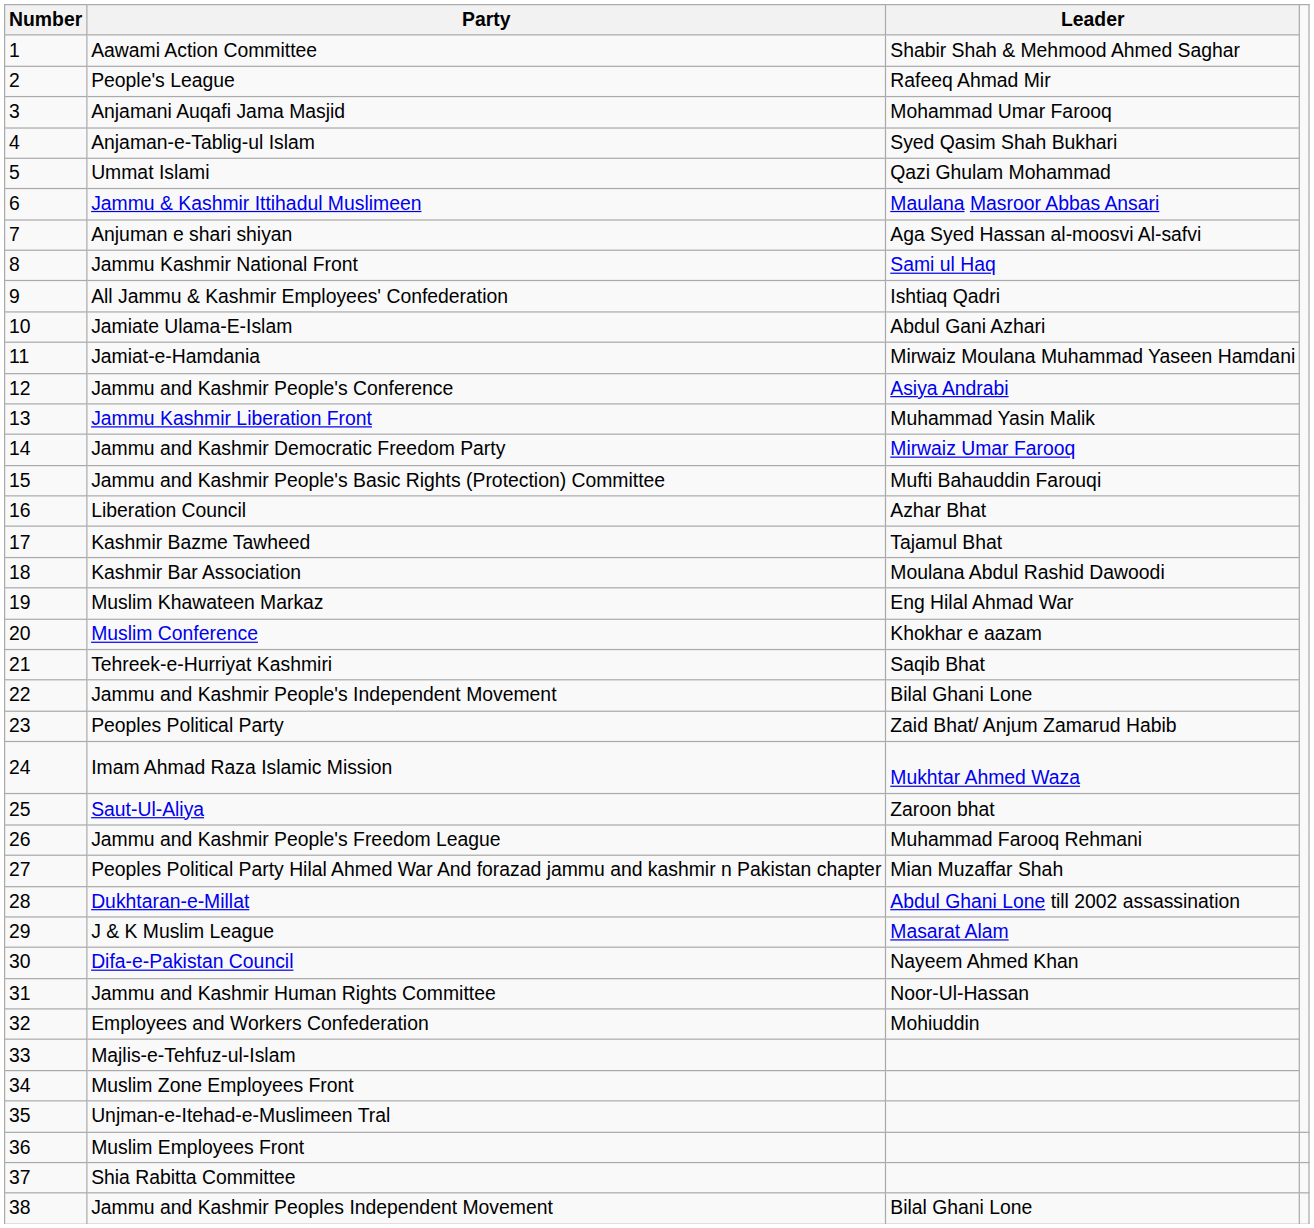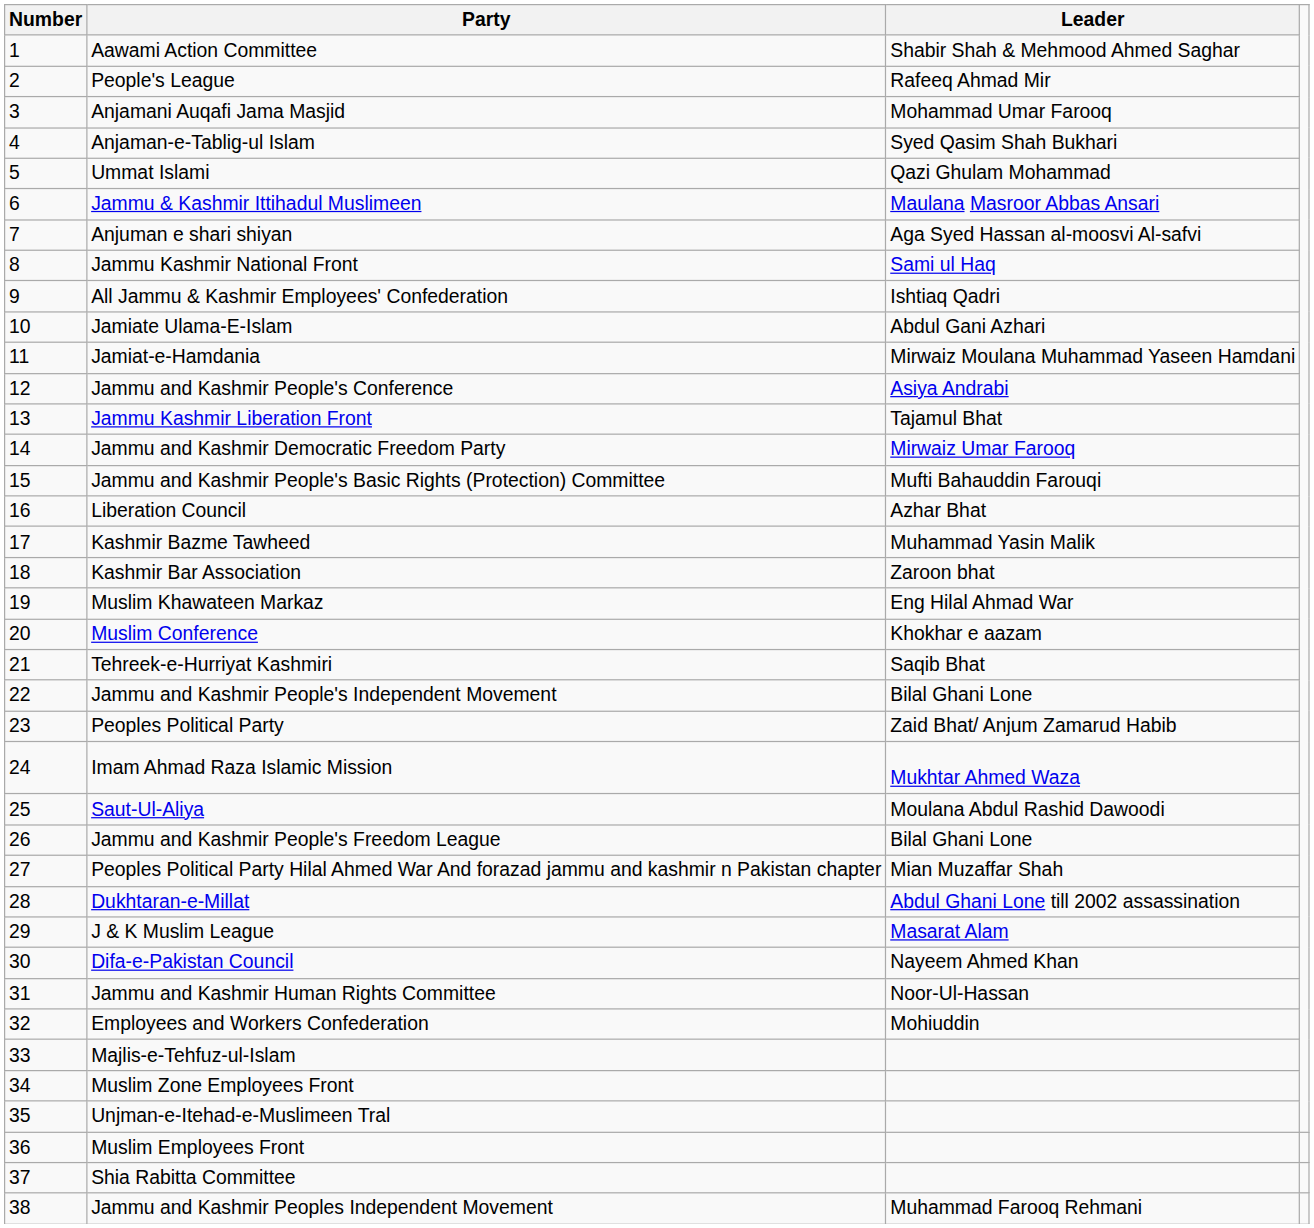(993, 419) Muhammad Yasin Malik -> (946, 419) Tajamul Bhat
(946, 541) Tajamul Bhat -> (993, 541) Muhammad Yasin Malik
(1027, 572) Moulana Abdul Rashid Dawoodi -> (942, 572) Zaroon bhat
(942, 809) Zaroon bhat -> (1027, 809) Moulana Abdul Rashid Dawoodi
(1016, 839) Muhammad Farooq Rehmani -> (961, 839) Bilal Ghani Lone
(961, 1208) Bilal Ghani Lone -> (1016, 1208) Muhammad Farooq Rehmani
